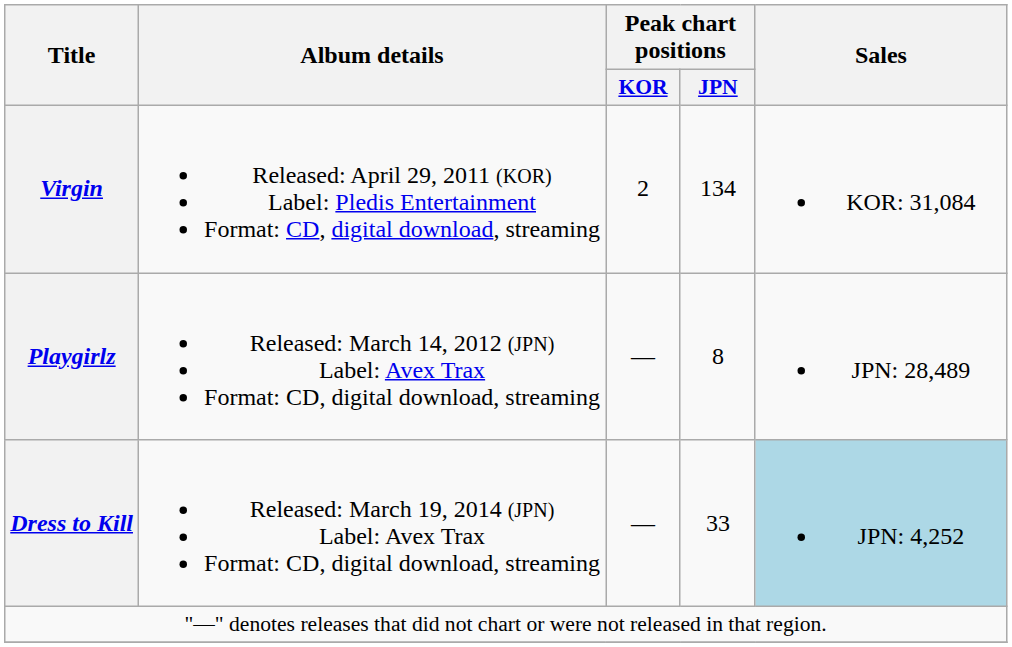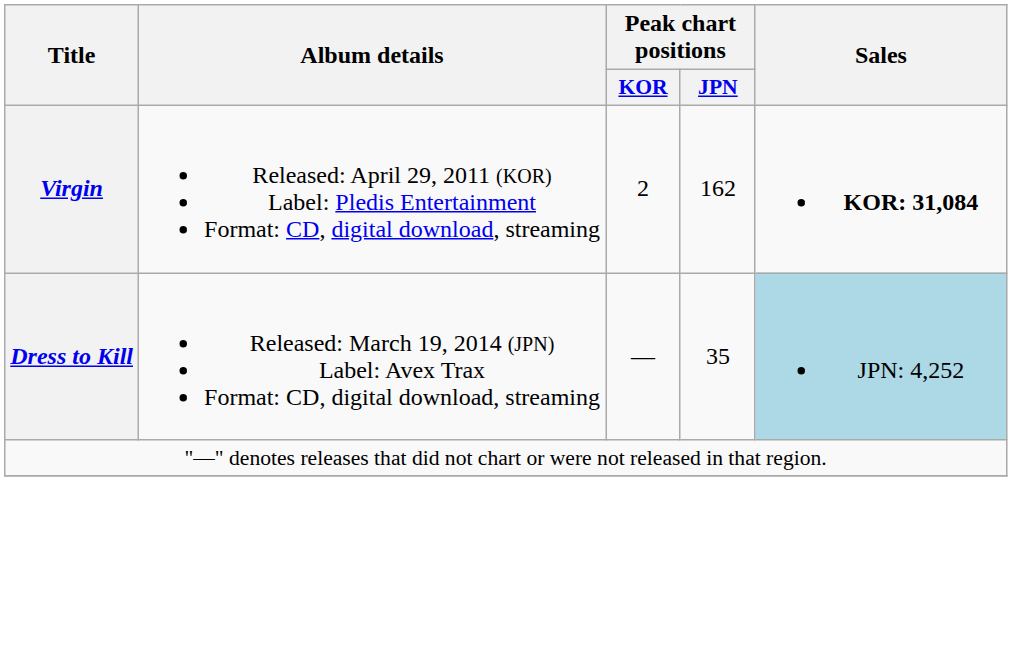(718, 188) 134 -> (718, 188) 162
(881, 202) normal -> (881, 202) bold
- row: (72, 355)
(718, 522) 33 -> (718, 355) 35
